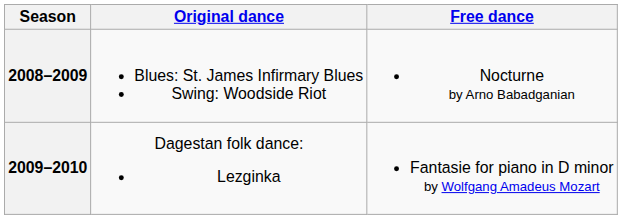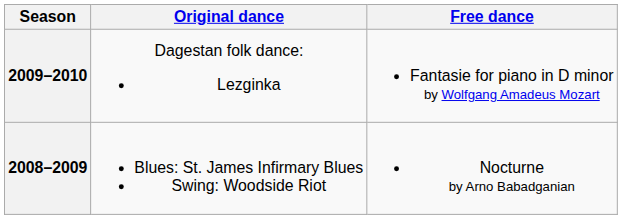rows swapped: (48, 168) <-> (48, 75)
